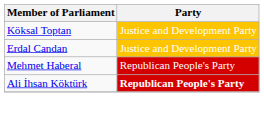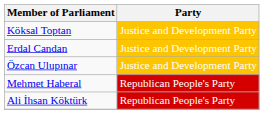+ row: (42, 65)
(182, 83) bold -> (177, 100) normal
